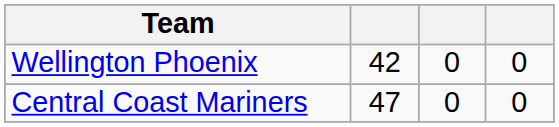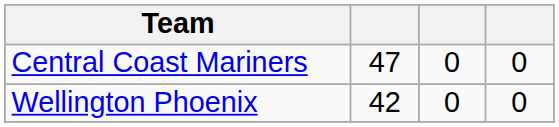rows swapped: (135, 62) <-> (160, 102)
